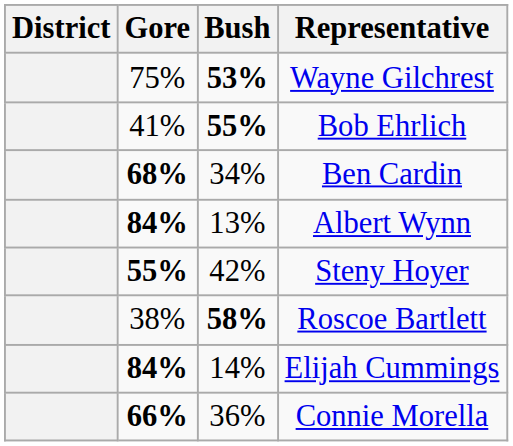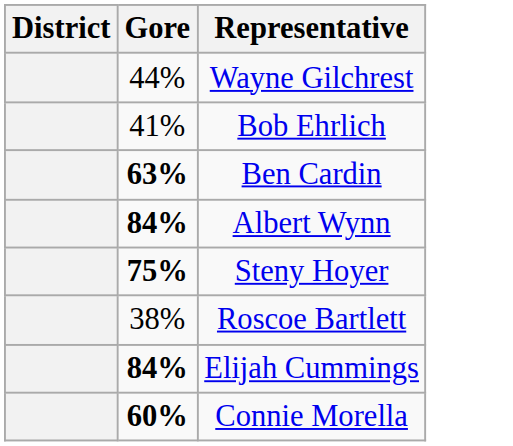- column: (237, 28)
(157, 77) 75% -> (157, 77) 44%
(157, 174) 68% -> (157, 174) 63%
(157, 271) 55% -> (157, 271) 75%
(157, 416) 66% -> (157, 416) 60%
